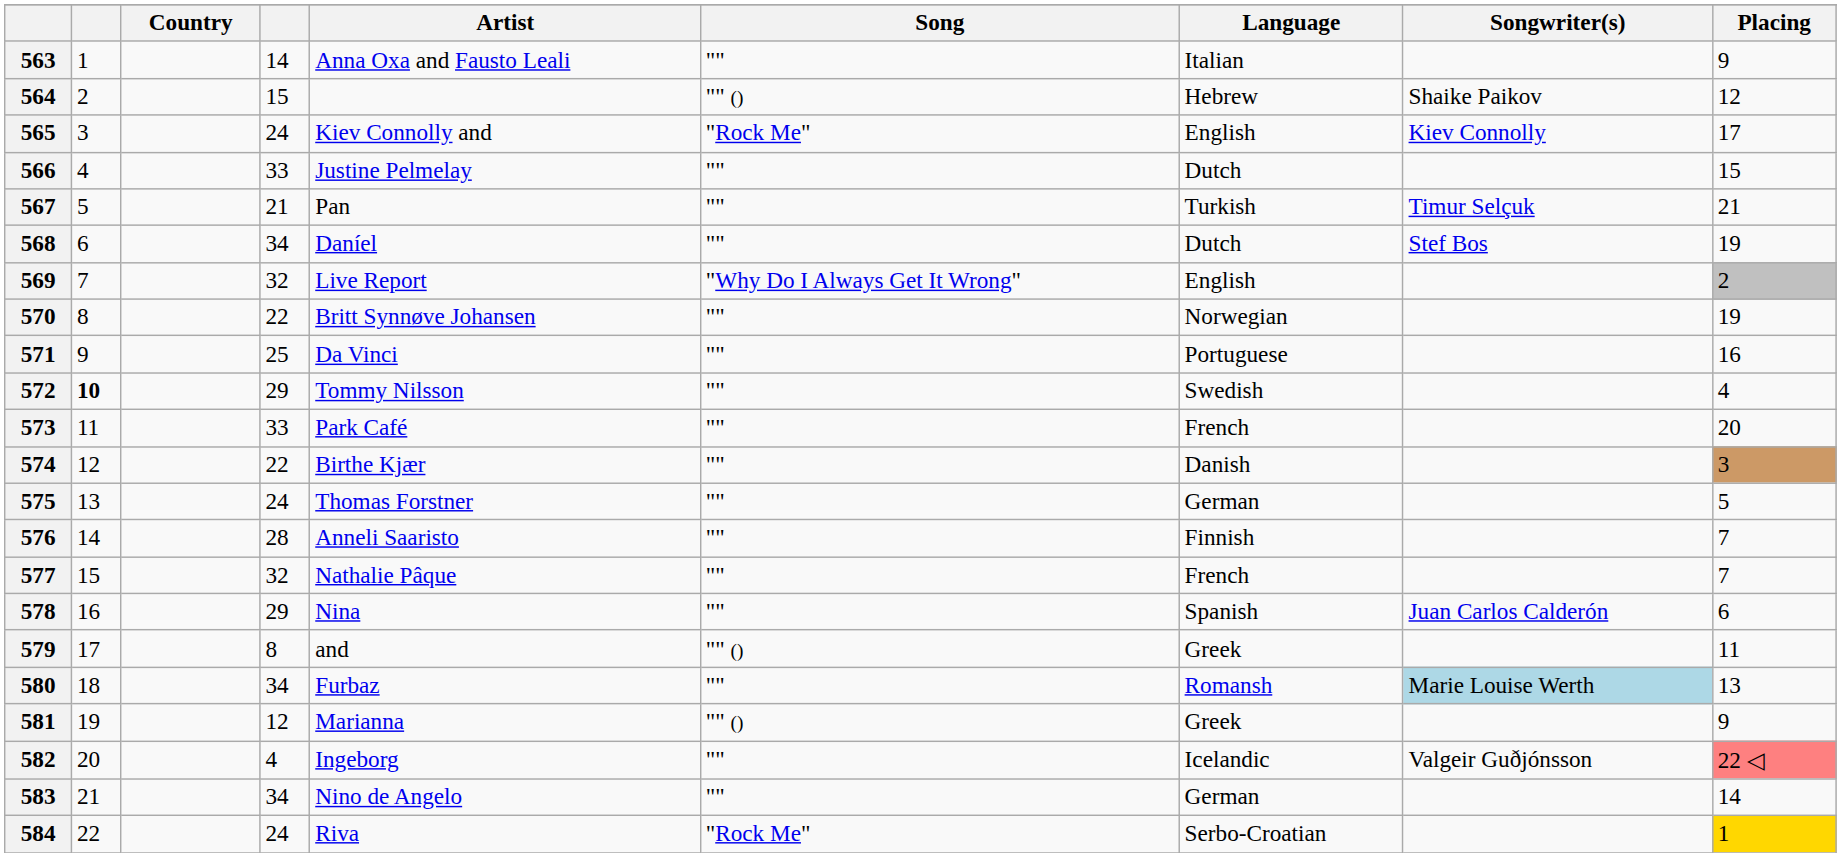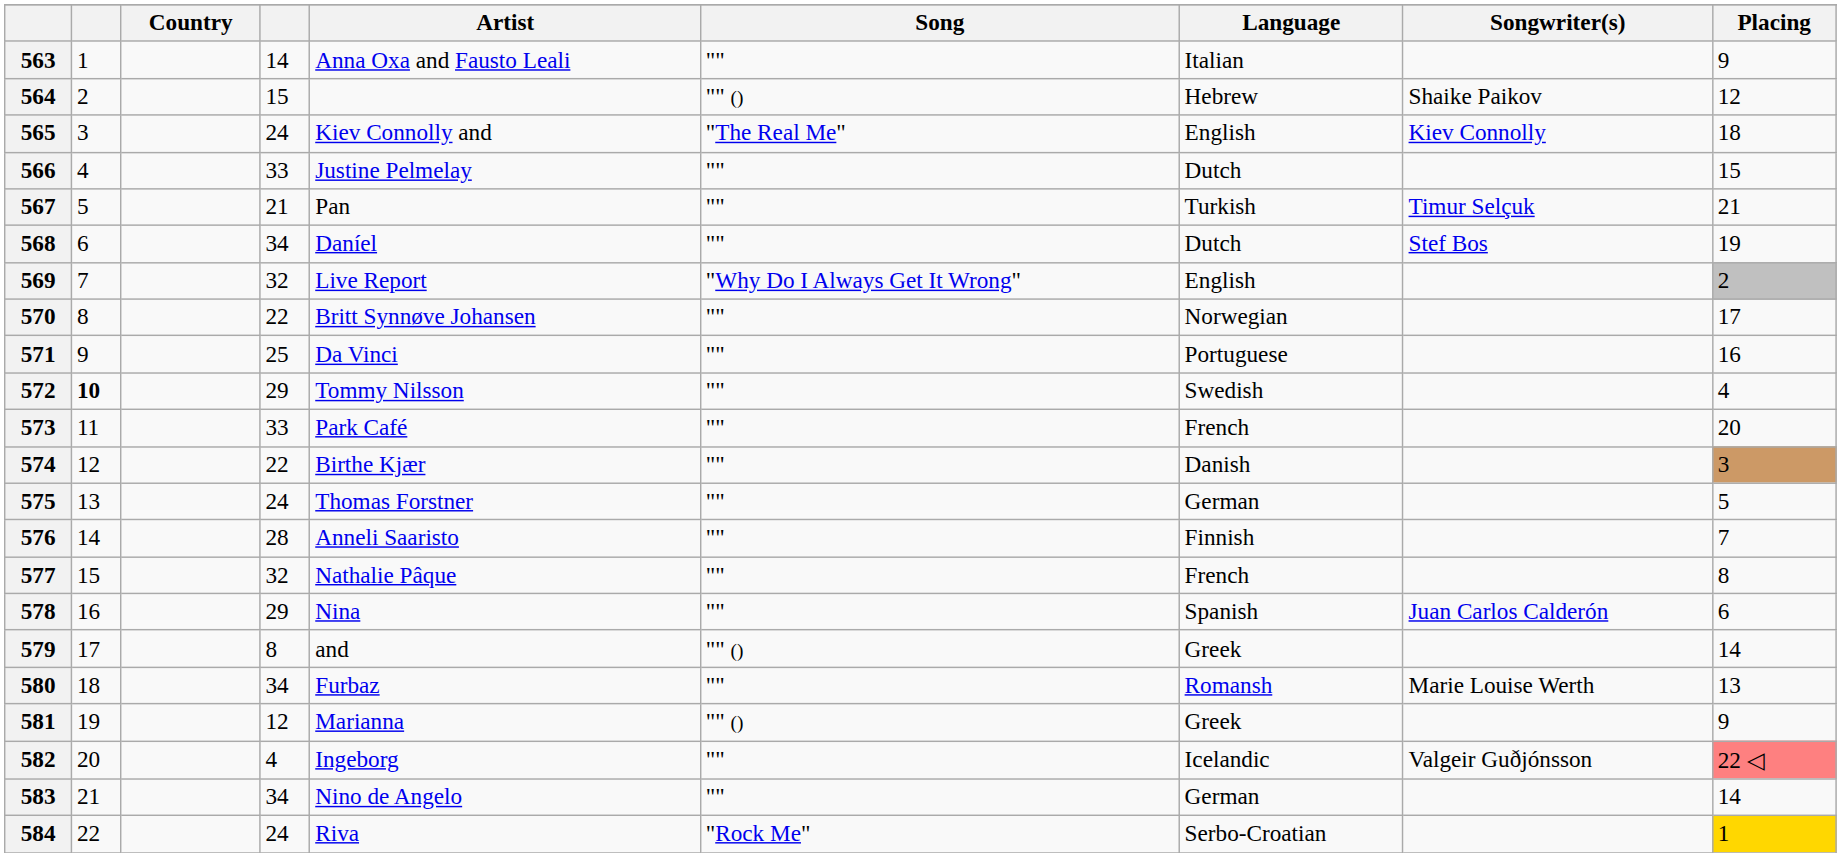(758, 133) "Rock Me" -> (776, 133) "The Real Me"
(1729, 133) 17 -> (1729, 133) 18
(1729, 317) 19 -> (1729, 317) 17
(1723, 574) 7 -> (1723, 574) 8
(1729, 648) 11 -> (1729, 648) 14
(1501, 685) lightblue background -> (1501, 685) no background
